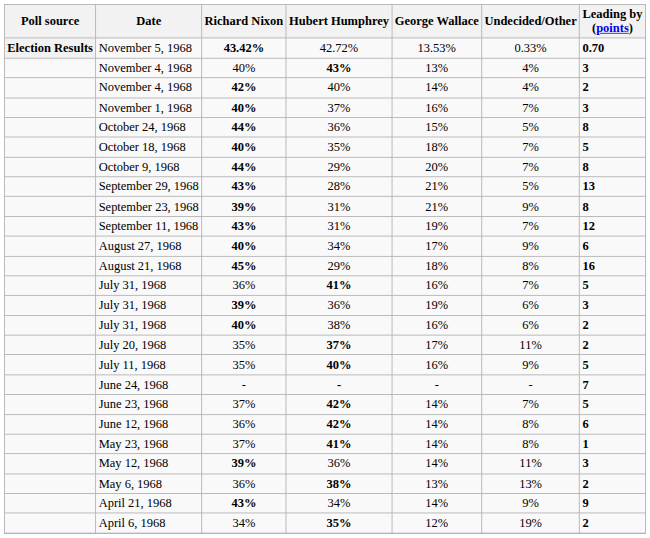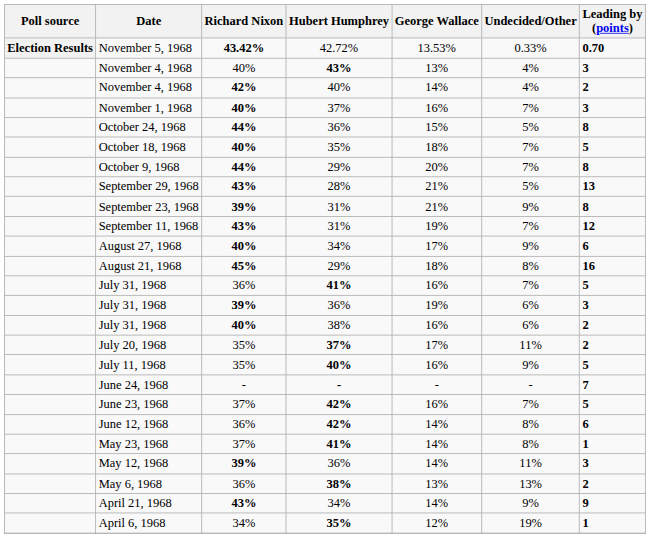(437, 404) 14% -> (437, 404) 16%
(586, 523) 2 -> (586, 523) 1
